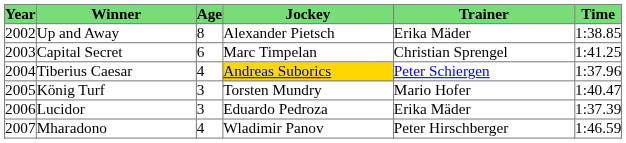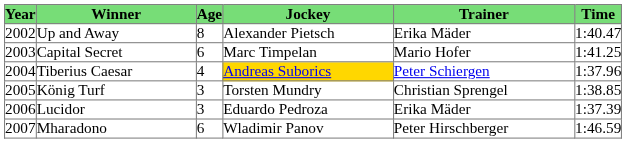(598, 33) 1:38.85 -> (598, 33) 1:40.47
(451, 52) Christian Sprengel -> (432, 52) Mario Hofer
(432, 90) Mario Hofer -> (451, 90) Christian Sprengel
(598, 90) 1:40.47 -> (598, 90) 1:38.85
(201, 128) 4 -> (201, 128) 6
